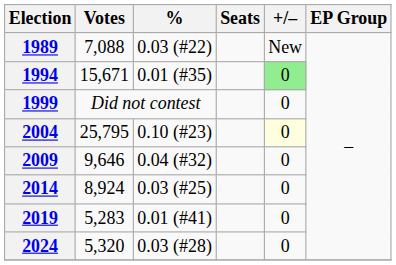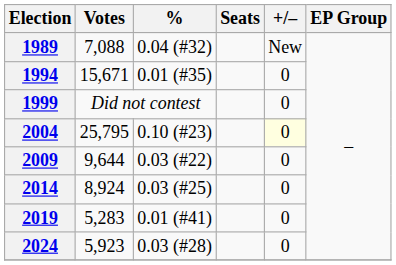(175, 47) 0.03 (#22) -> (175, 47) 0.04 (#32)
(285, 75) lightgreen background -> (285, 75) no background
(104, 160) 9,646 -> (104, 160) 9,644
(175, 160) 0.04 (#32) -> (175, 160) 0.03 (#22)
(104, 246) 5,320 -> (104, 246) 5,923
